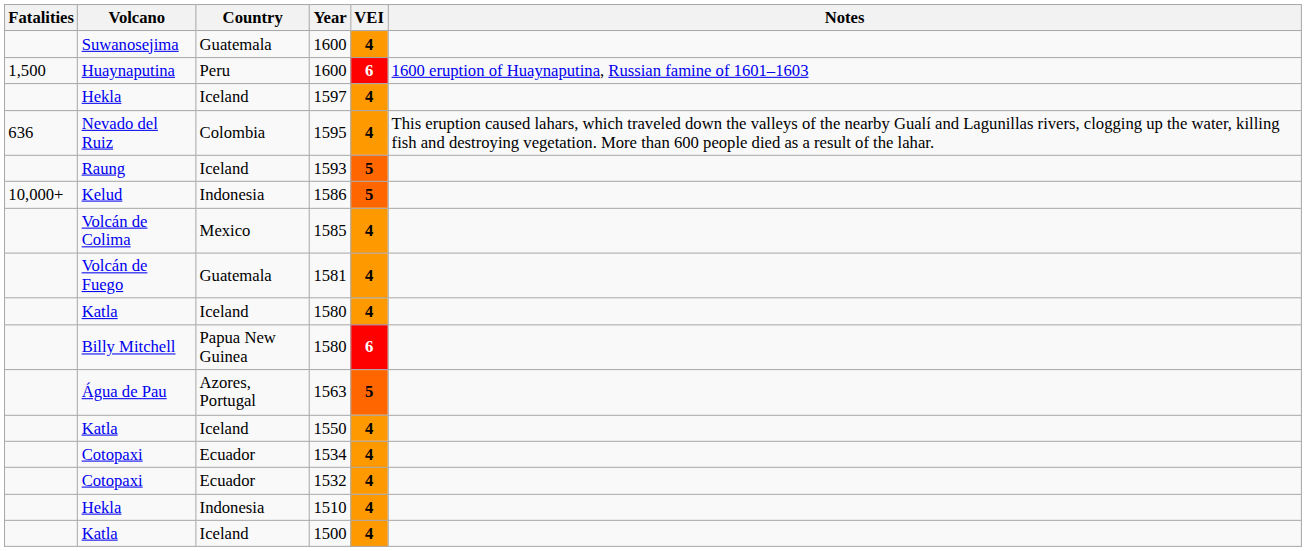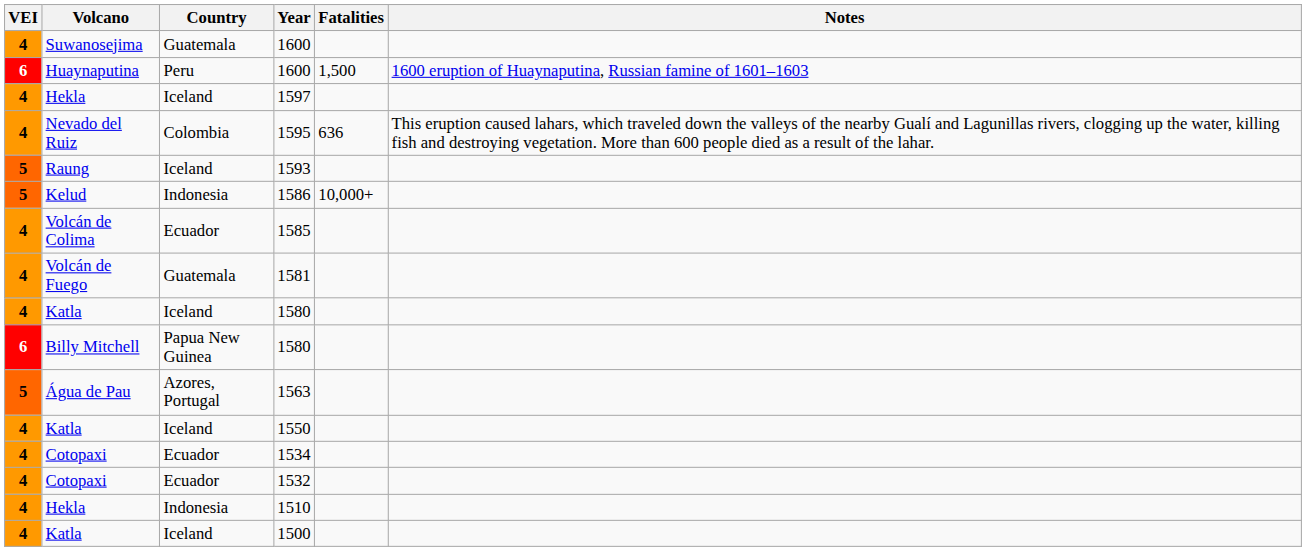columns swapped: (369, 17) <-> (41, 17)
(225, 230) Mexico -> (191, 230) Ecuador
